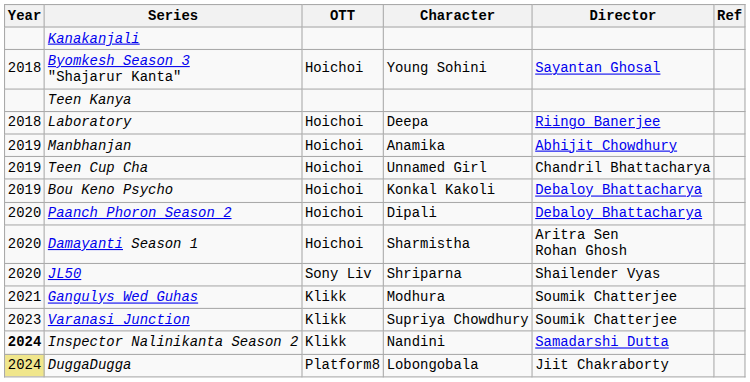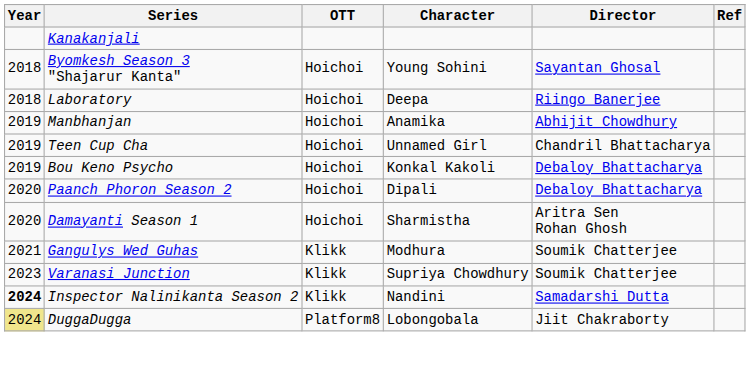- row: (90, 100)
- row: (65, 275)
